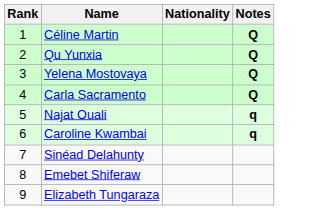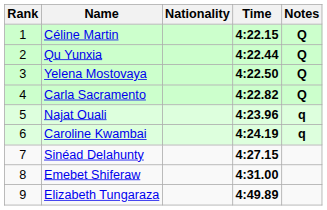+ column: (257, 14)
